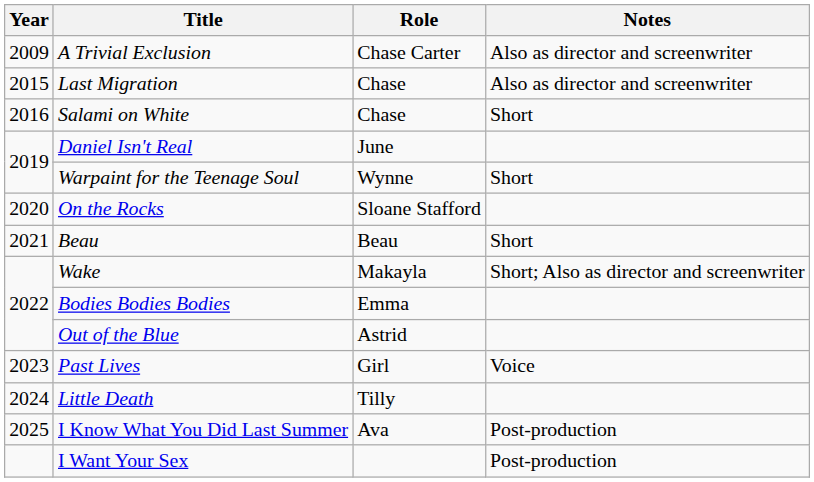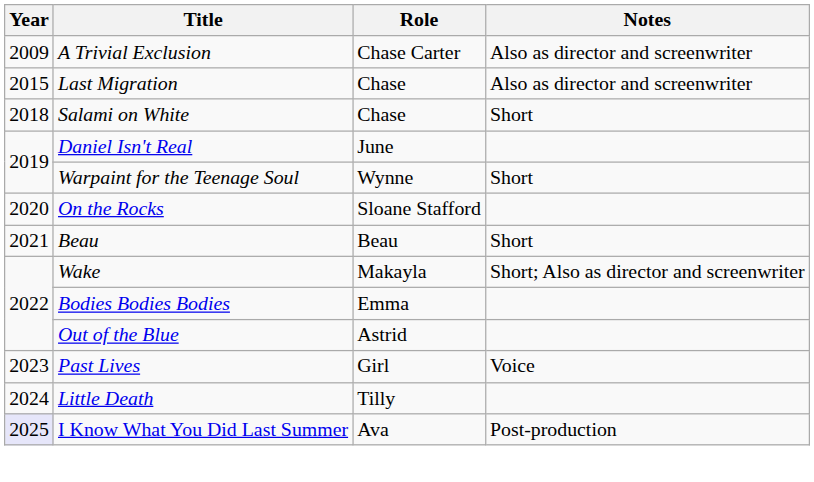(29, 114) 2016 -> (29, 114) 2018
(29, 429) no background -> (29, 429) lavender background
- row: (123, 460)
